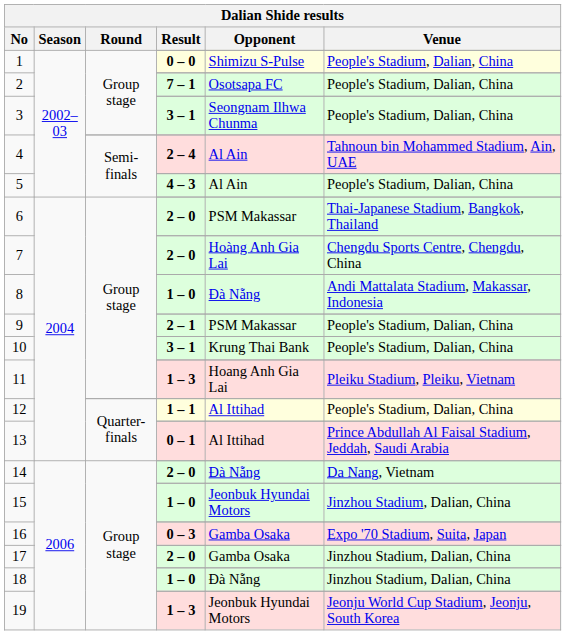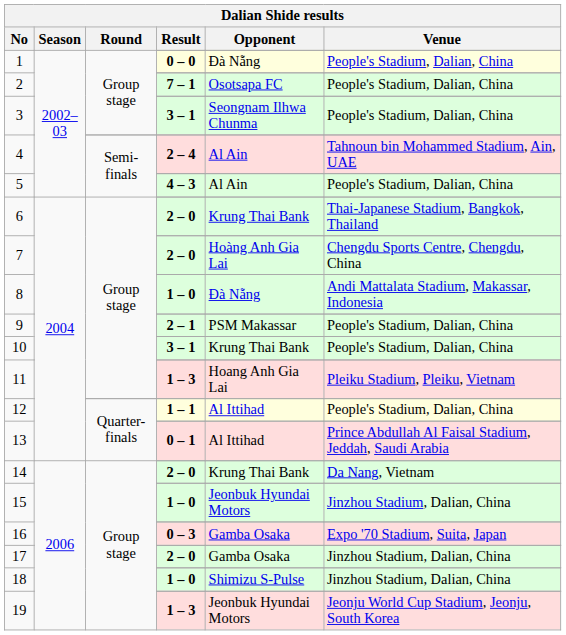(256, 61) Shimizu S-Pulse -> (234, 61) Đà Nẵng
(252, 216) PSM Makassar -> (259, 216) Krung Thai Bank
(234, 471) Đà Nẵng -> (259, 471) Krung Thai Bank
(234, 579) Đà Nẵng -> (256, 579) Shimizu S-Pulse
